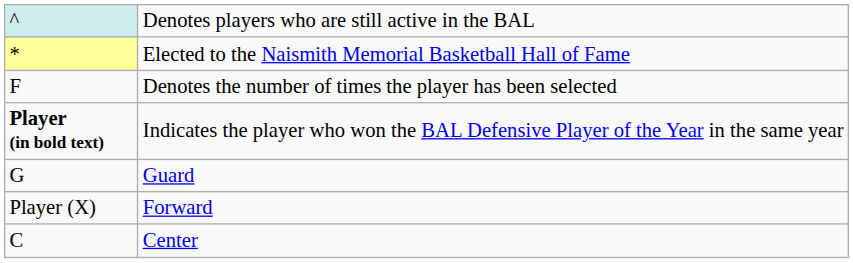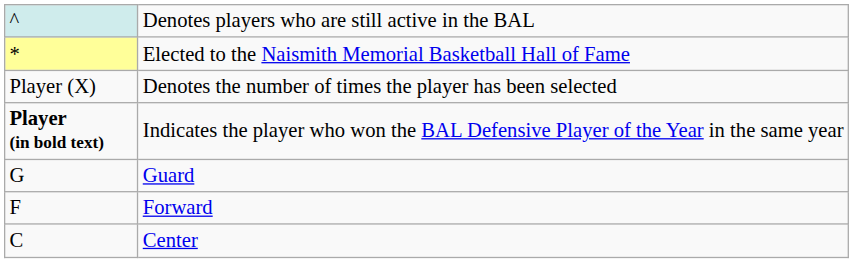(15, 86) F -> (53, 86) Player (X)
(53, 207) Player (X) -> (15, 207) F
